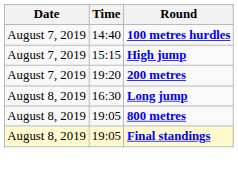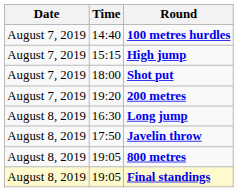+ row: (150, 75)
+ row: (164, 136)
